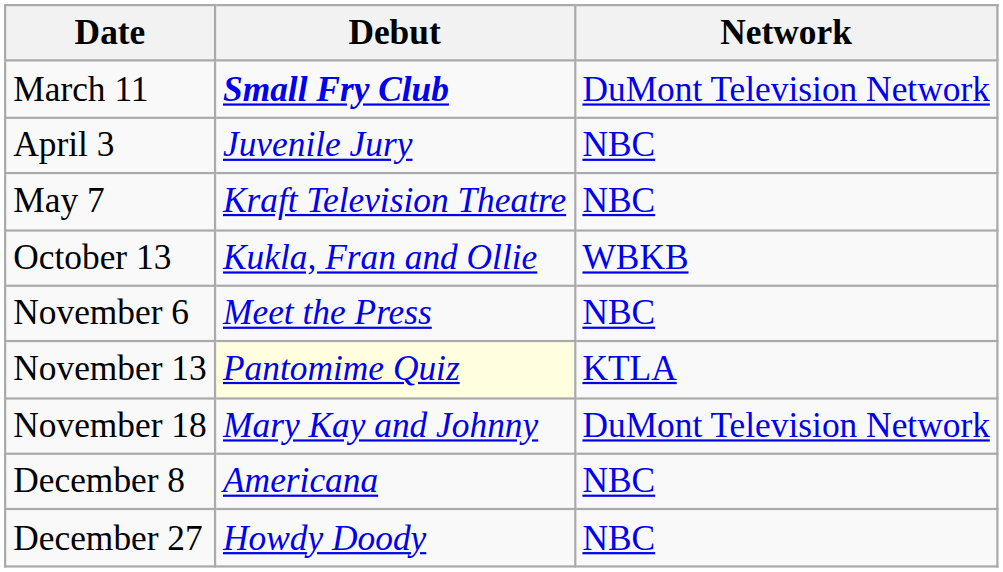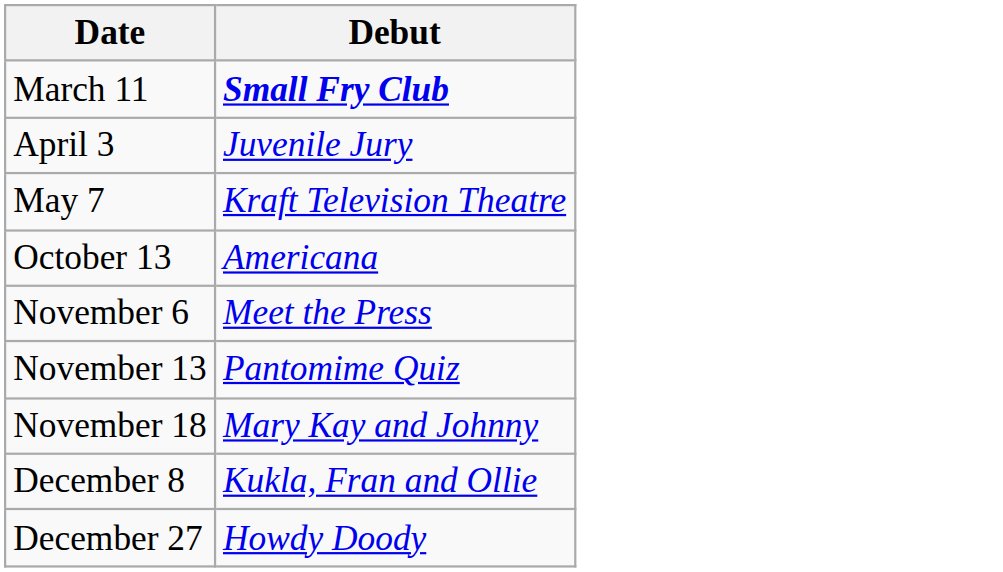- column: (786, 32)
(380, 256) Kukla, Fran and Ollie -> (301, 256) Americana
(341, 369) lightyellow background -> (341, 369) no background
(301, 481) Americana -> (380, 481) Kukla, Fran and Ollie
